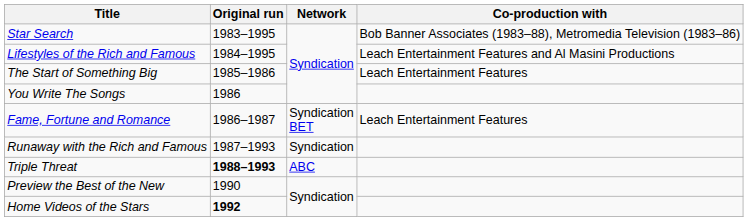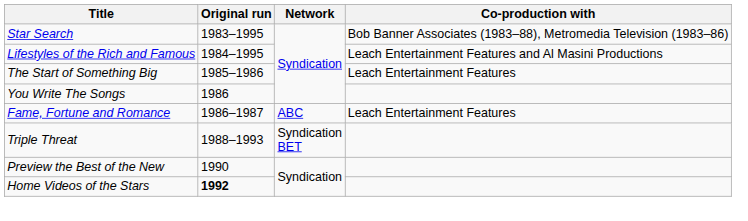(322, 120) Syndication BET -> (290, 113) ABC
- row: (107, 147)
(244, 166) bold -> (232, 140) normal
(302, 166) ABC -> (310, 140) Syndication BET
